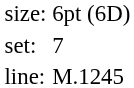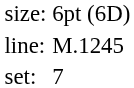rows swapped: (20, 45) <-> (25, 76)
